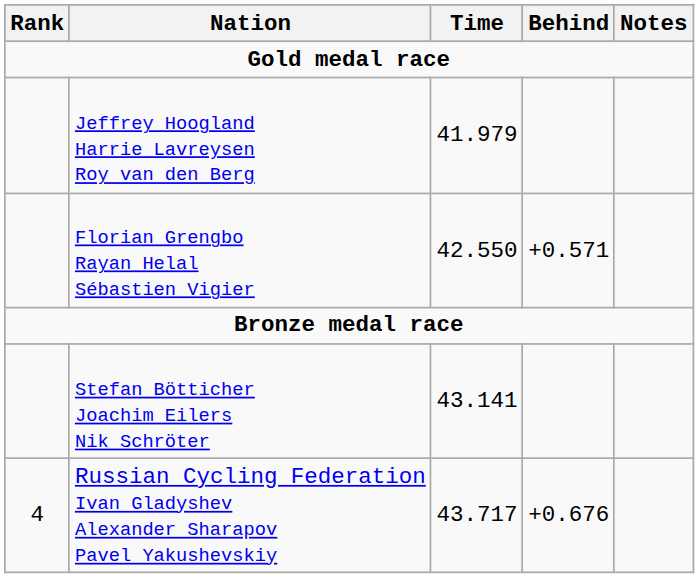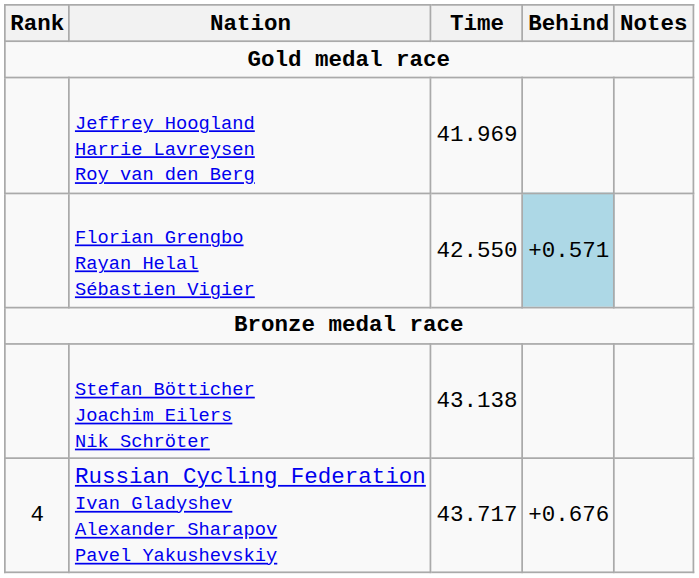(477, 135) 41.979 -> (477, 135) 41.969
(569, 250) no background -> (569, 250) lightblue background
(477, 401) 43.141 -> (477, 401) 43.138
